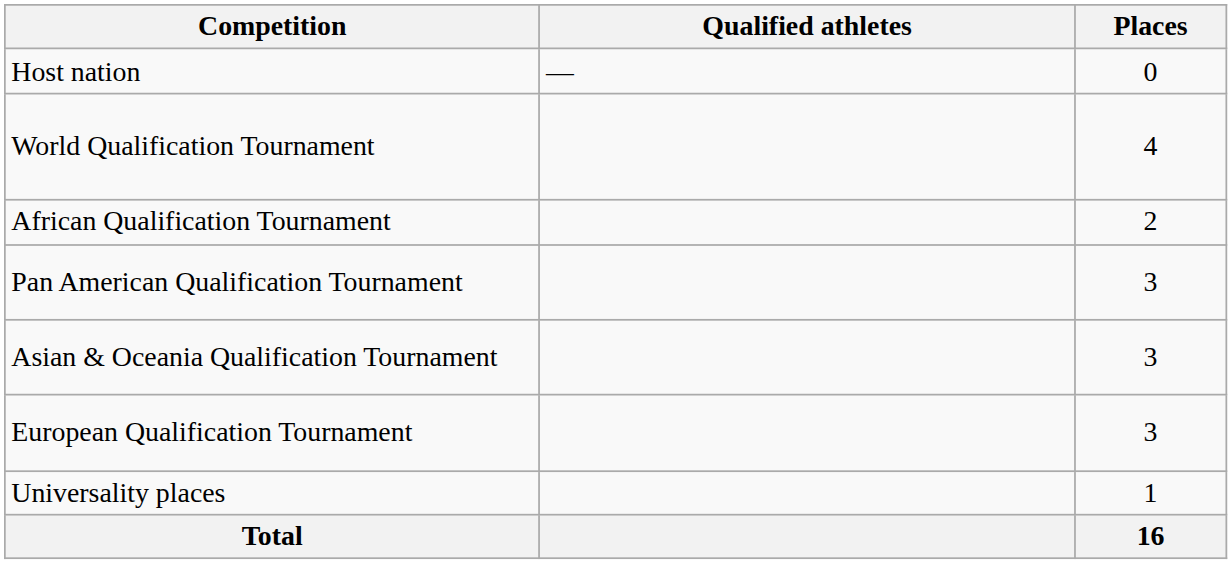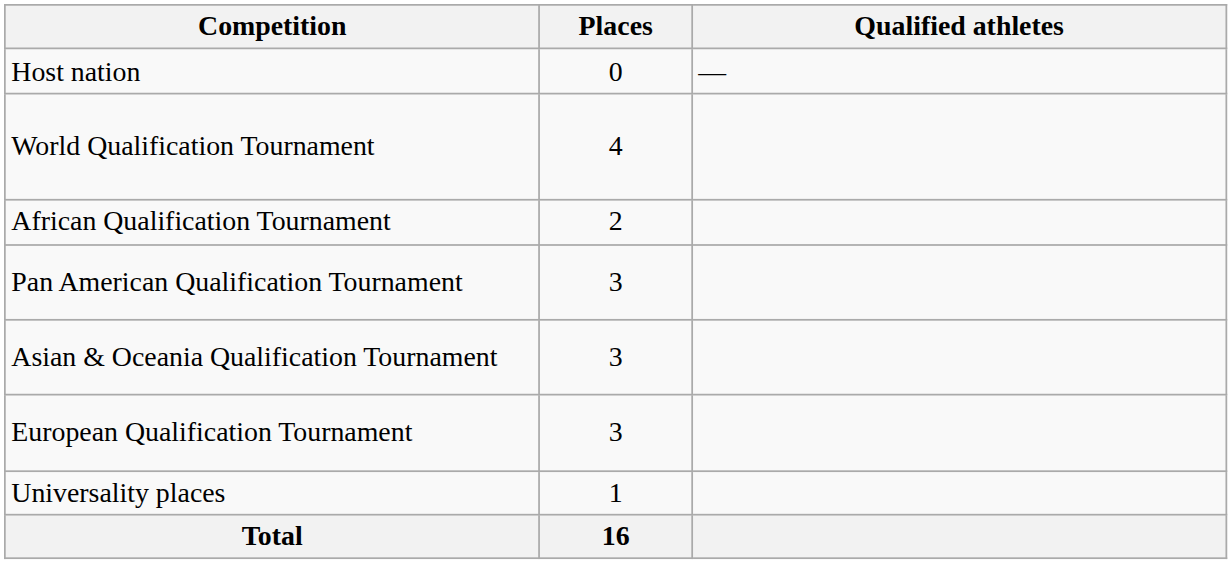columns swapped: (1151, 26) <-> (807, 26)
